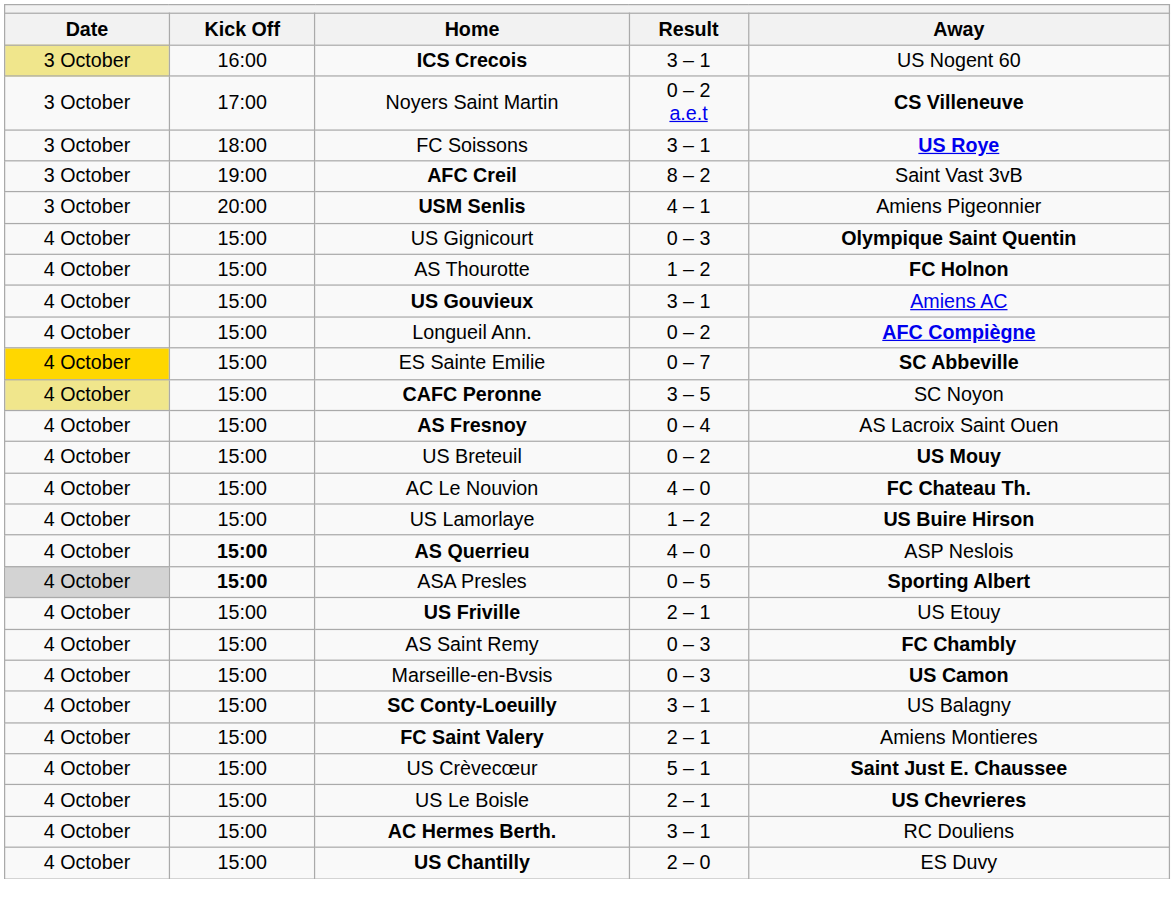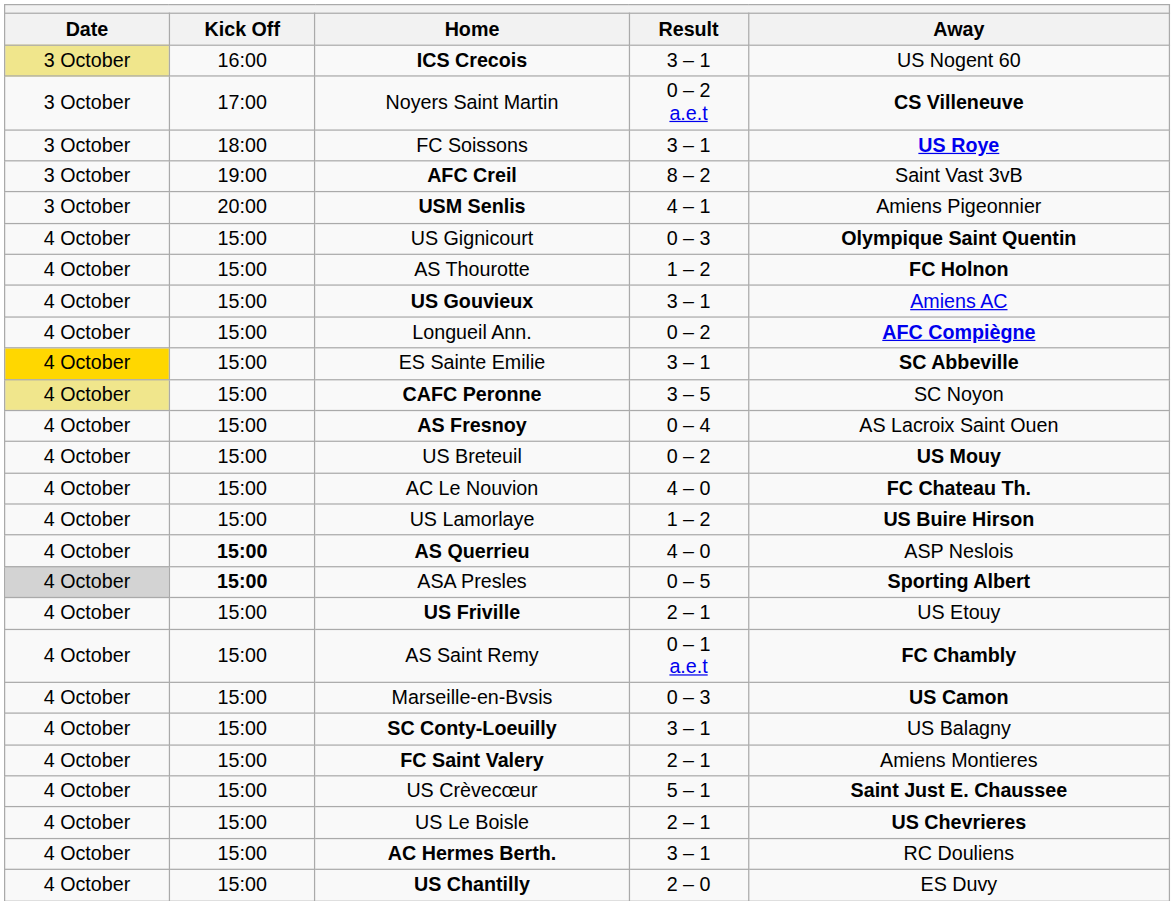(689, 363) 0 – 7 -> (689, 363) 3 – 1
(689, 644) 0 – 3 -> (689, 655) 0 – 1 a.e.t
